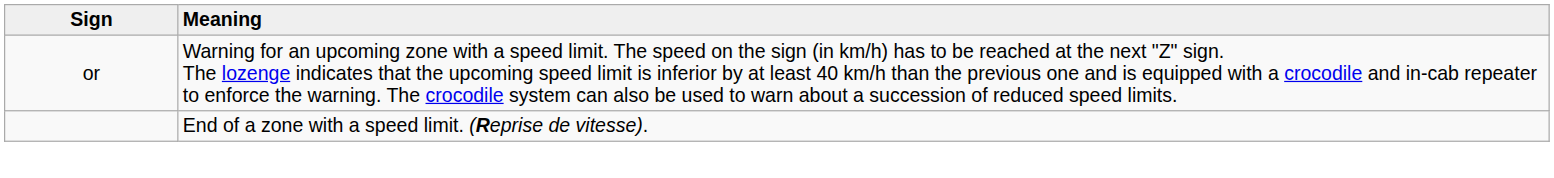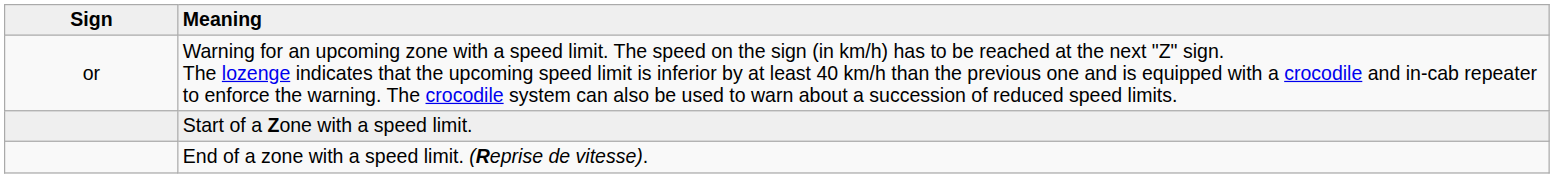+ row: (328, 125)
